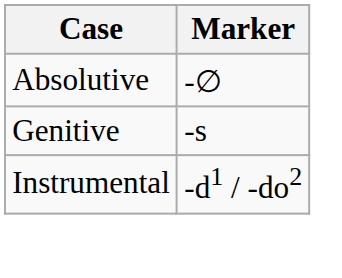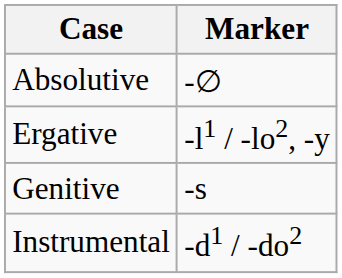+ row: (65, 134)
